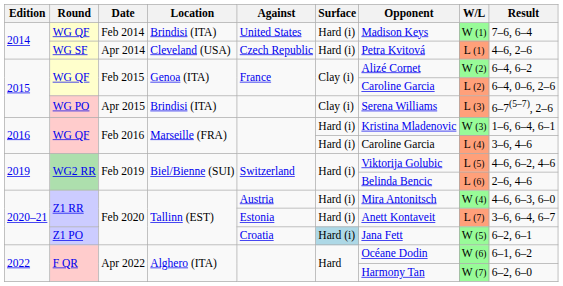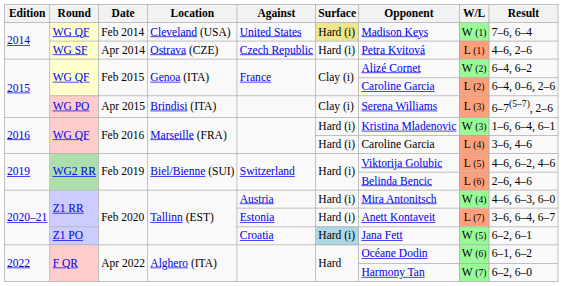(183, 31) Brindisi (ITA) -> (190, 31) Cleveland (USA)
(337, 31) no background -> (337, 31) khaki background
(190, 50) Cleveland (USA) -> (184, 50) Ostrava (CZE)
